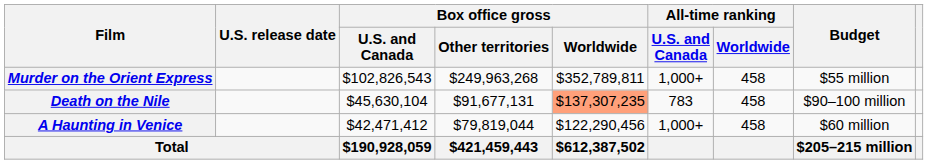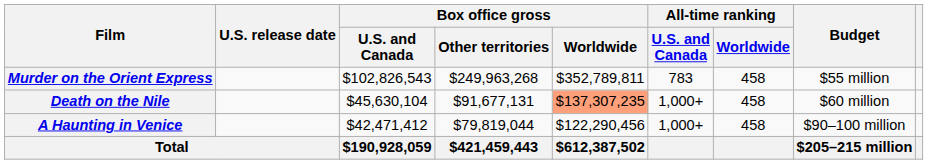(681, 78) 1,000+ -> (681, 78) 783
(681, 101) 783 -> (681, 101) 1,000+
(854, 101) $90–100 million -> (854, 101) $60 million
(854, 124) $60 million -> (854, 124) $90–100 million
